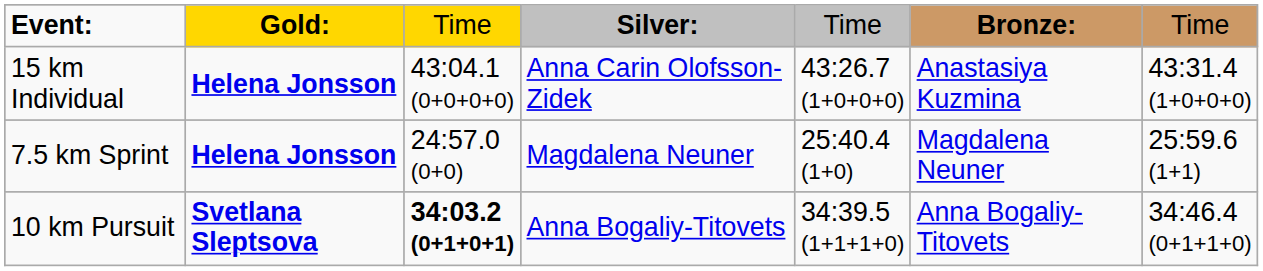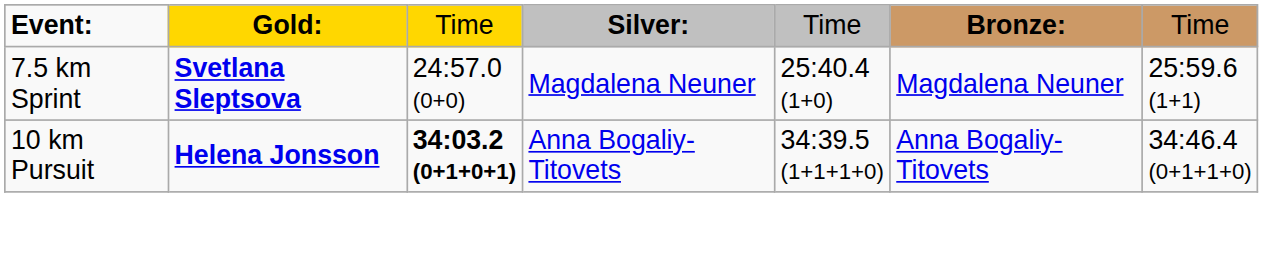- row: (67, 83)
(294, 155) Helena Jonsson -> (238, 83) Svetlana Sleptsova
(255, 227) Svetlana Sleptsova -> (277, 155) Helena Jonsson
